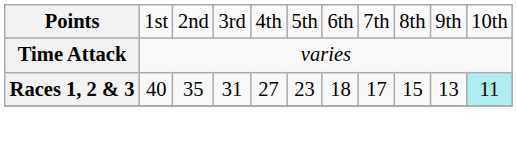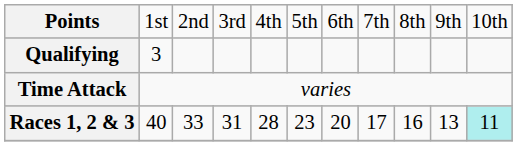+ row: (72, 54)
(193, 88) 35 -> (193, 122) 33
(269, 88) 27 -> (269, 122) 28
(341, 88) 18 -> (341, 122) 20
(412, 88) 15 -> (412, 122) 16
